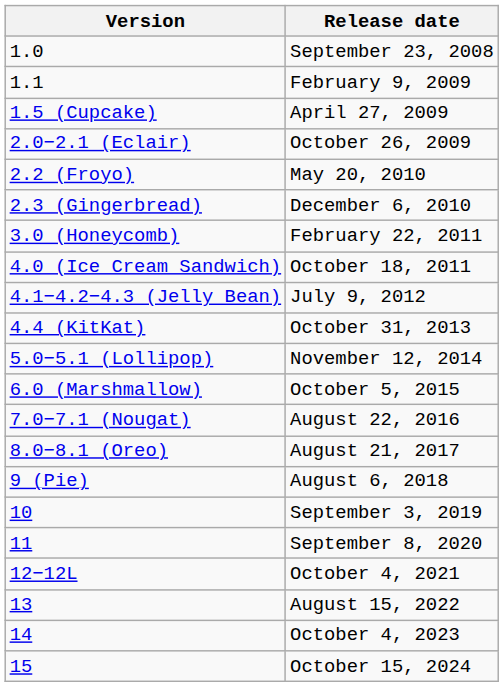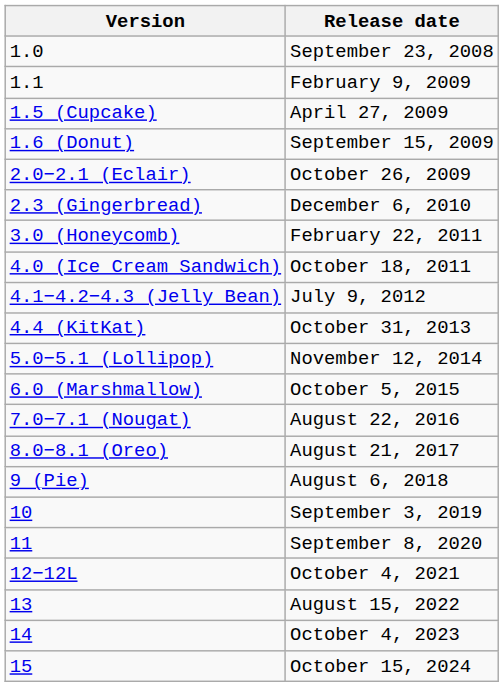+ row: (72, 144)
- row: (72, 175)
